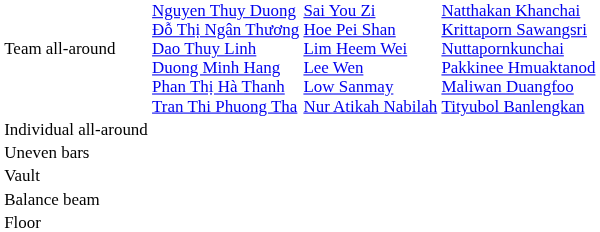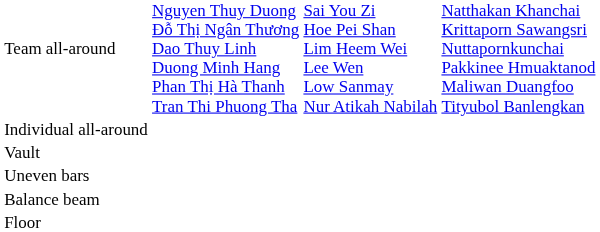rows swapped: (22, 176) <-> (47, 152)
